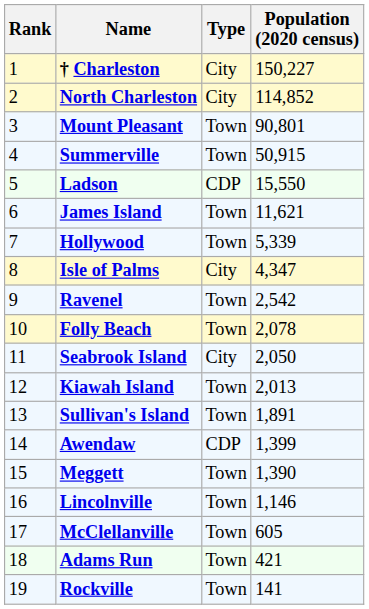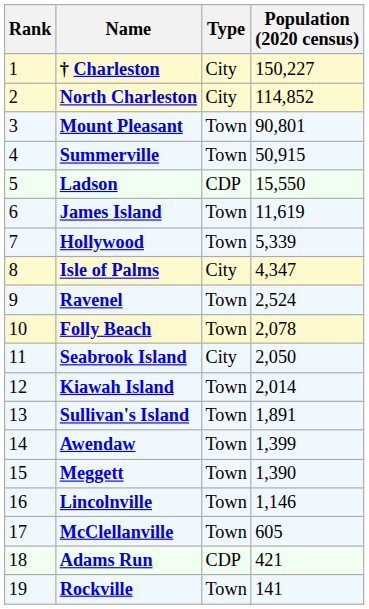(280, 213) 11,621 -> (280, 213) 11,619
(276, 299) 2,542 -> (276, 299) 2,524
(276, 386) 2,013 -> (276, 386) 2,014
(223, 444) CDP -> (226, 444) Town
(226, 560) Town -> (223, 560) CDP
